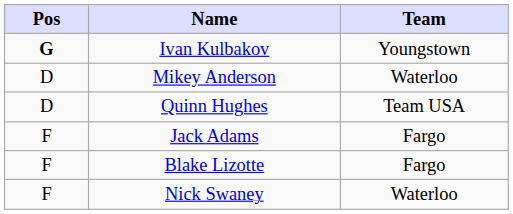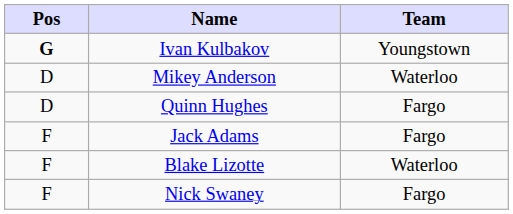(424, 106) Team USA -> (424, 106) Fargo
(424, 164) Fargo -> (424, 164) Waterloo
(424, 194) Waterloo -> (424, 194) Fargo
